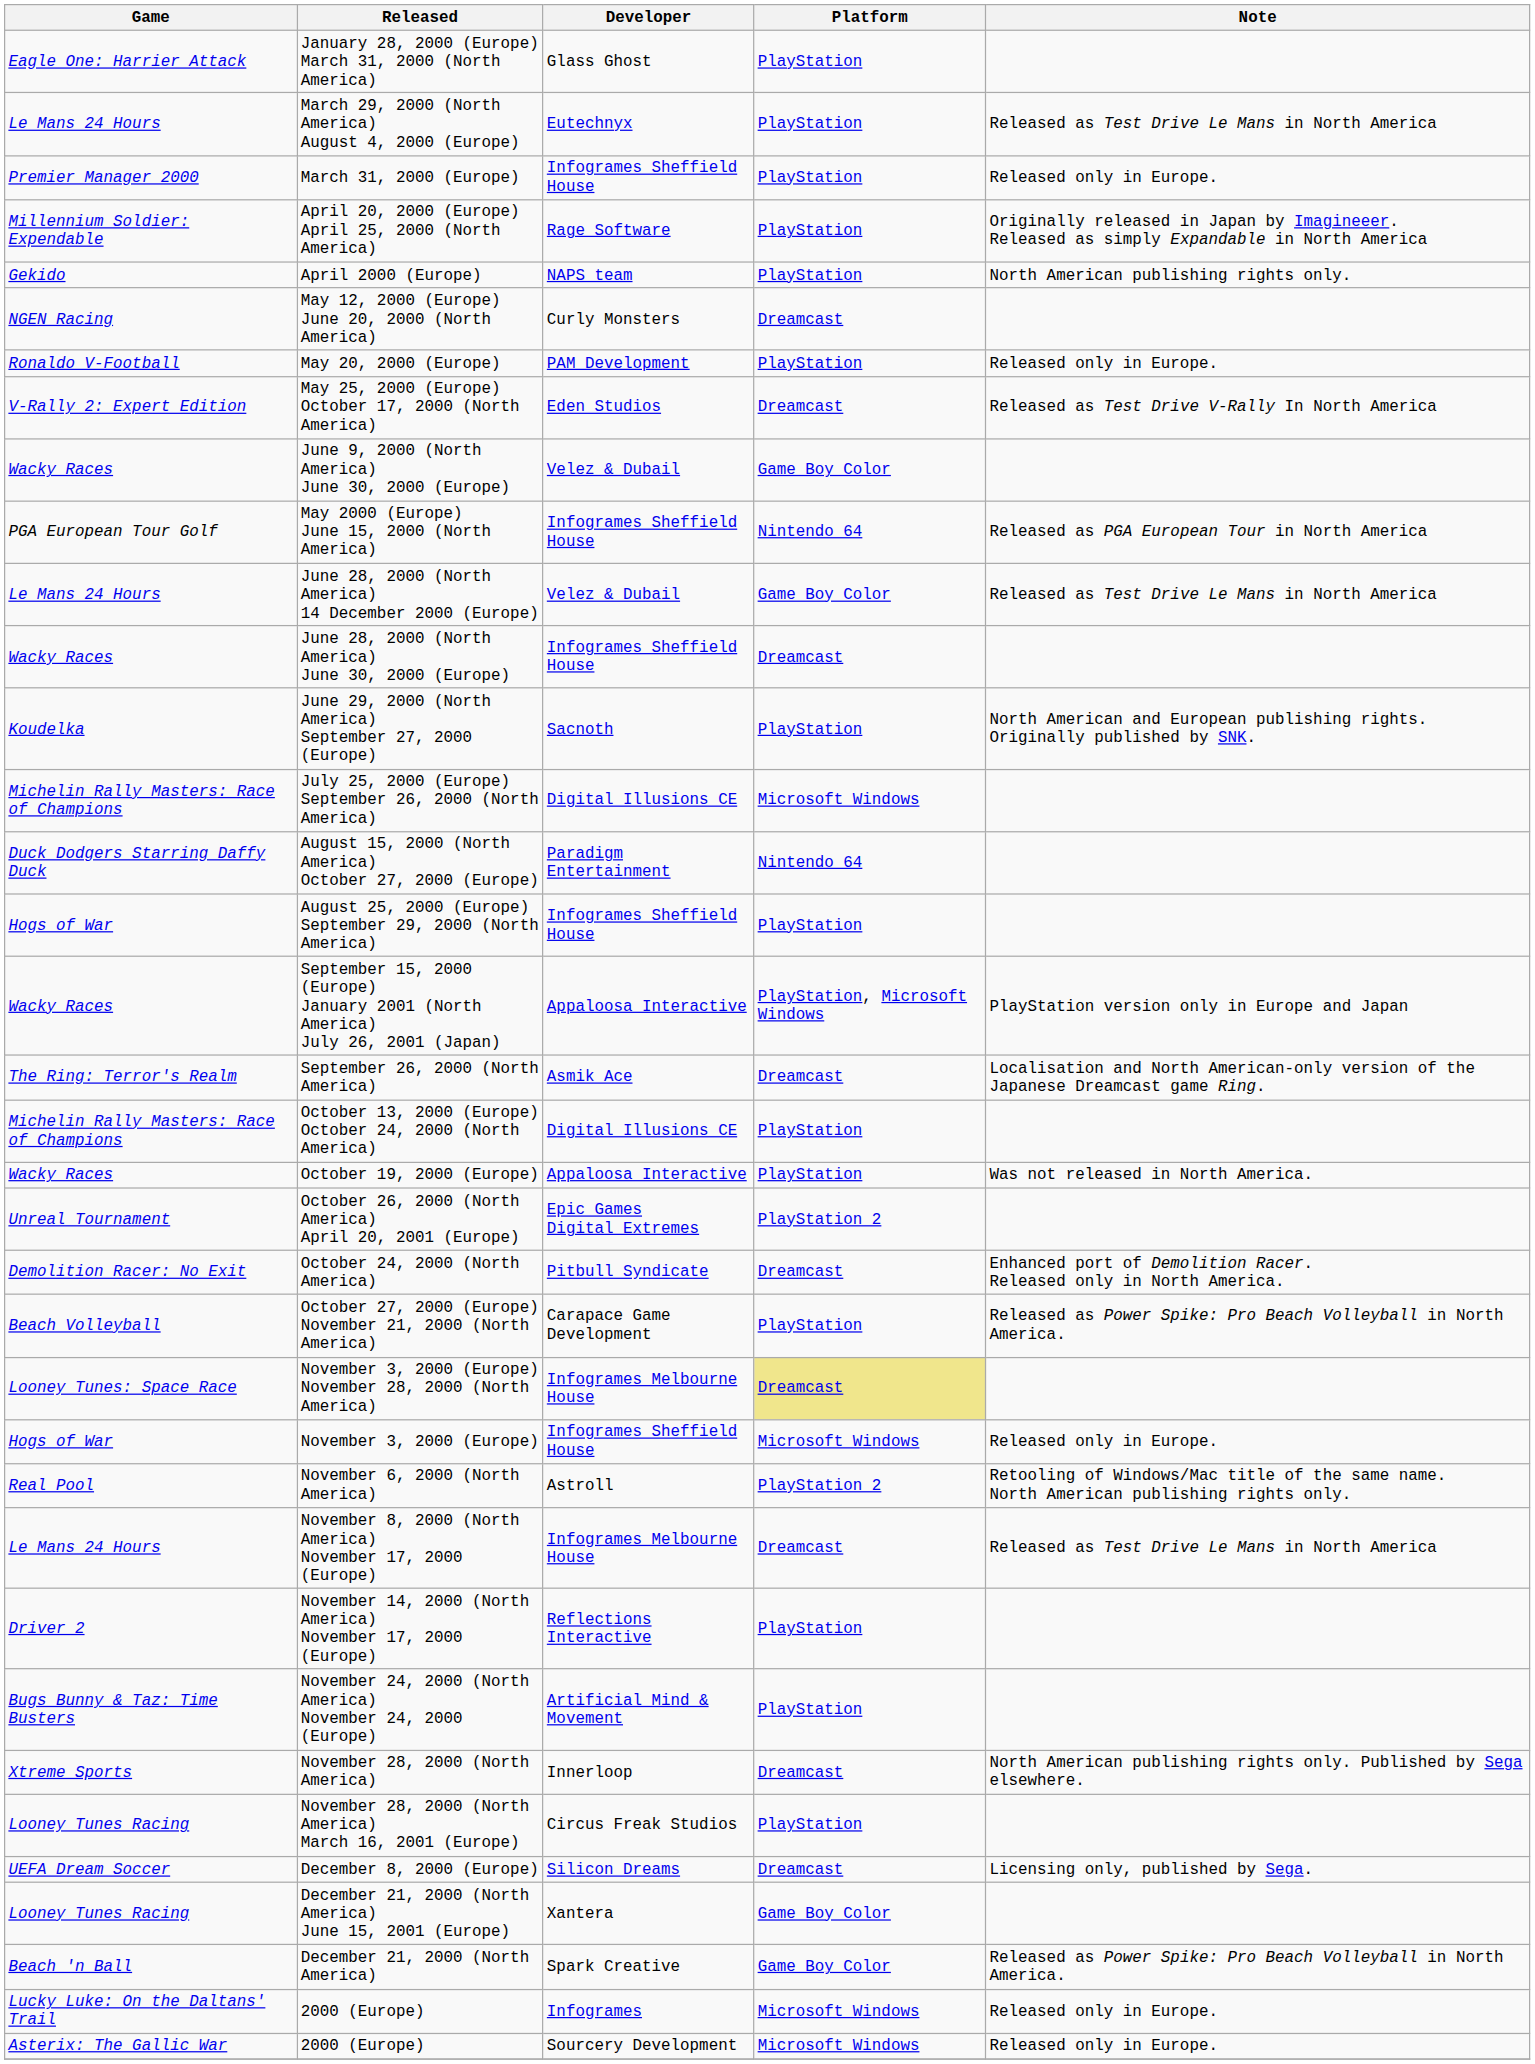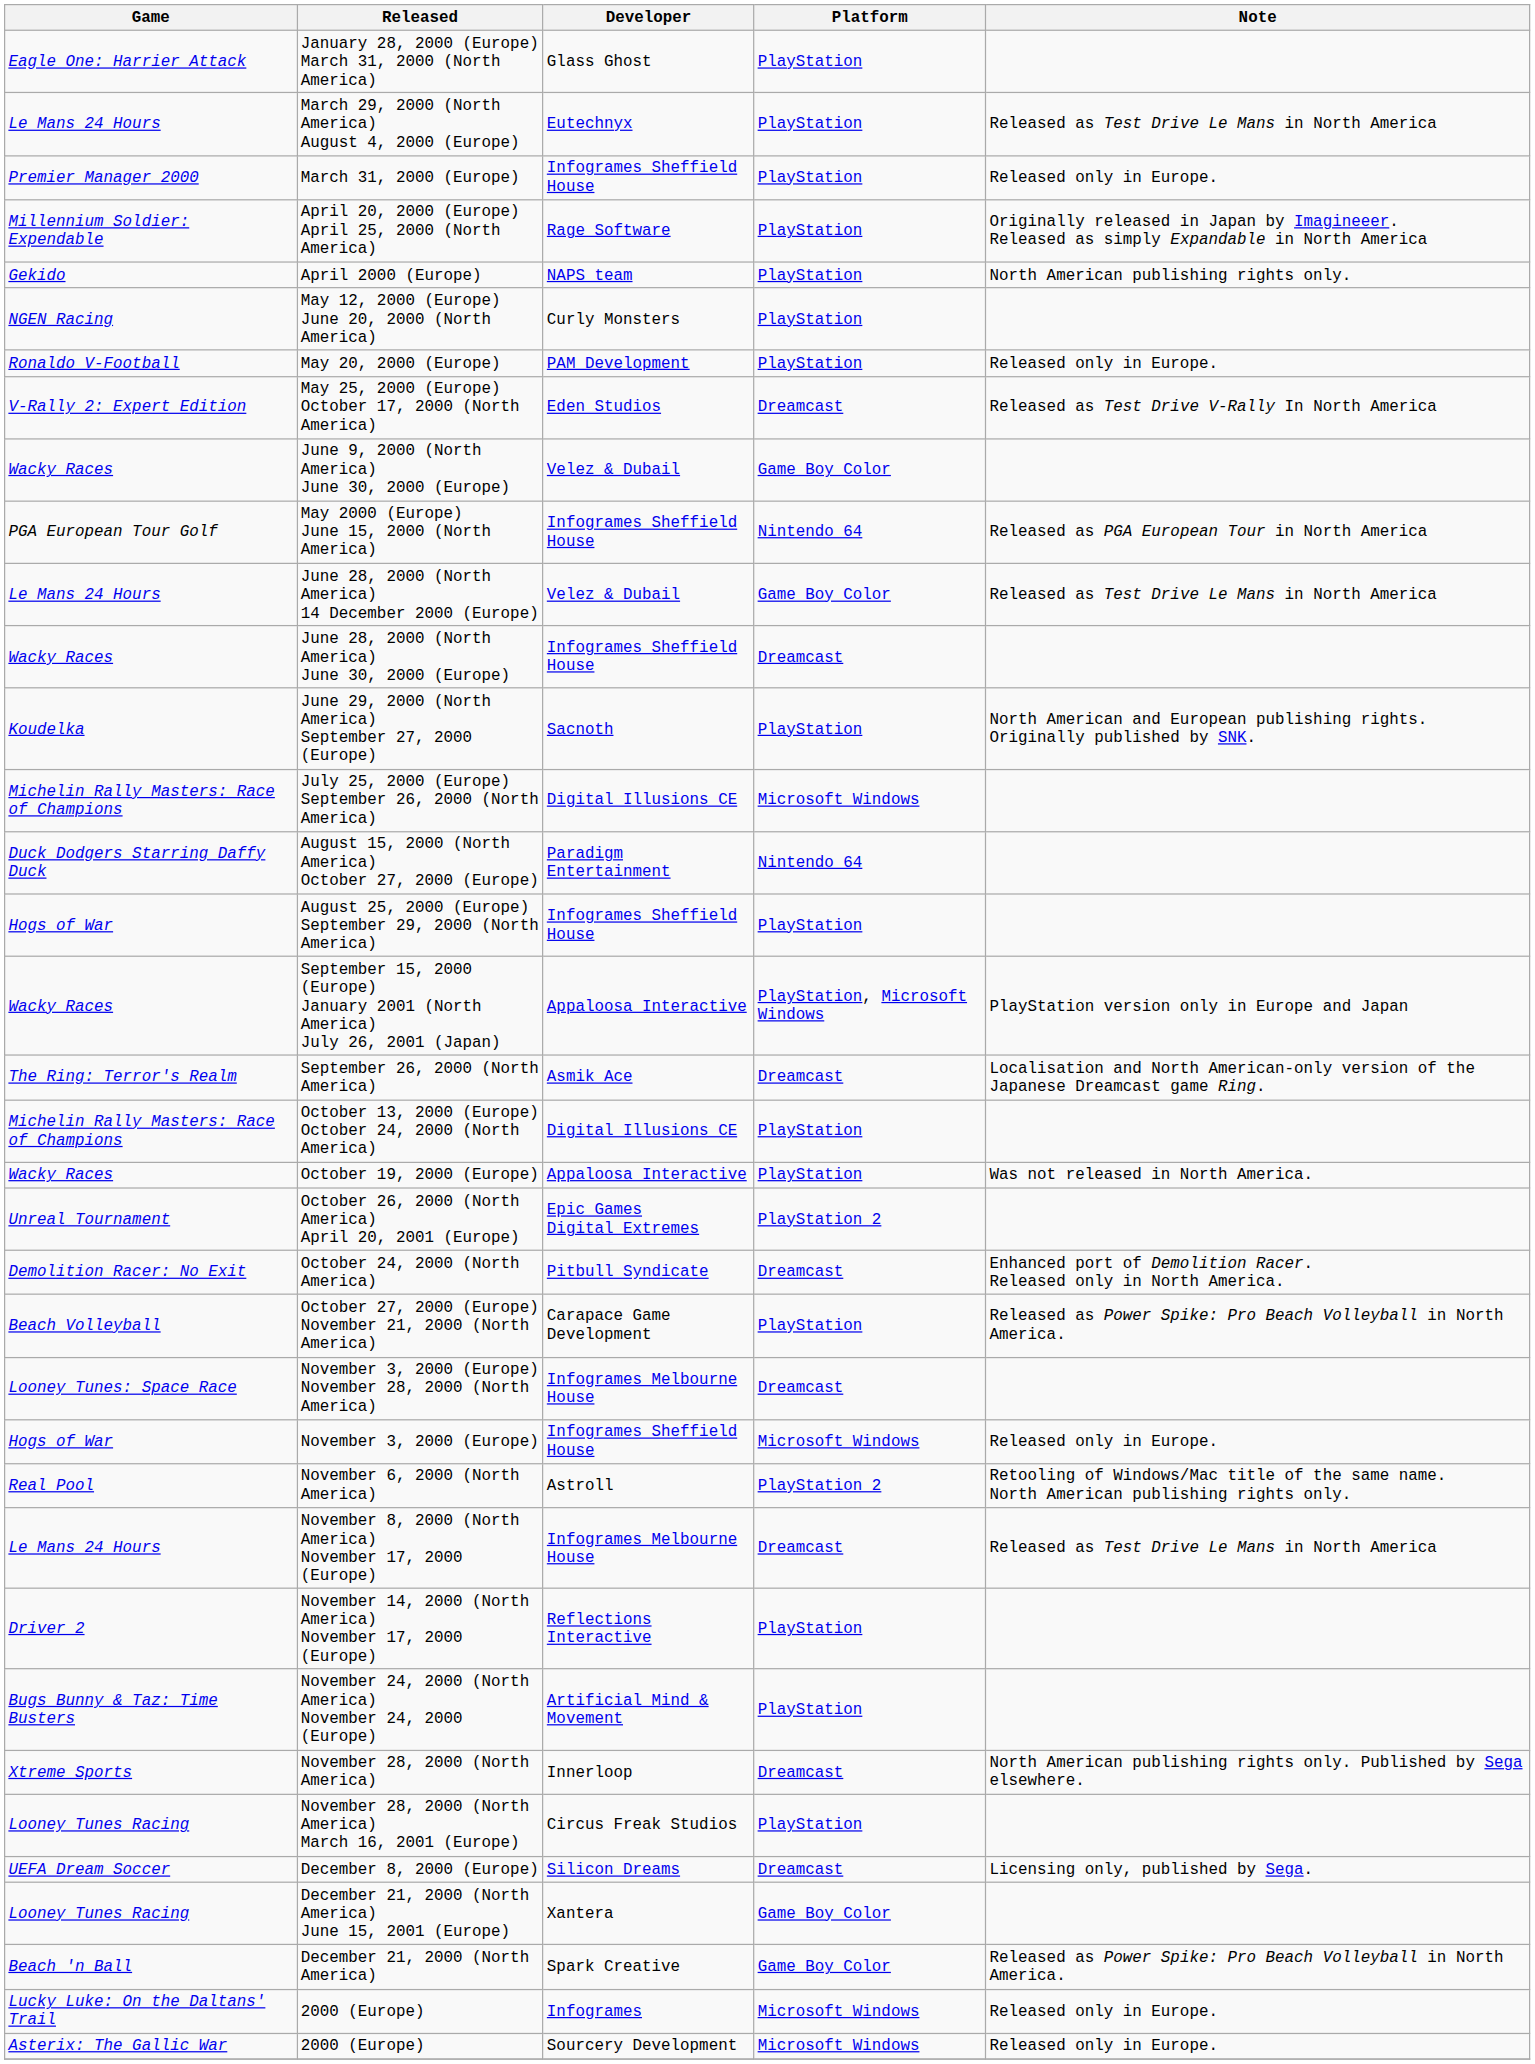(800, 319) Dreamcast -> (810, 319) PlayStation
(800, 1388) khaki background -> (800, 1388) no background
